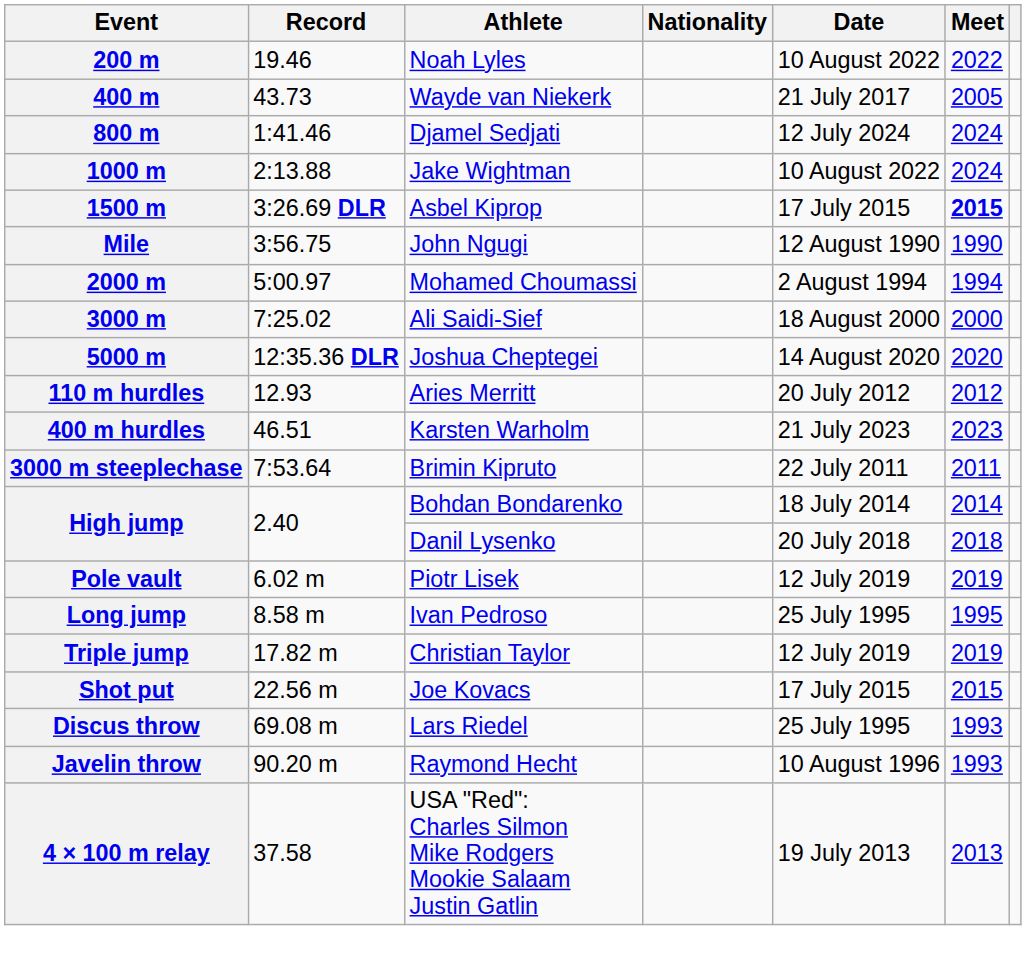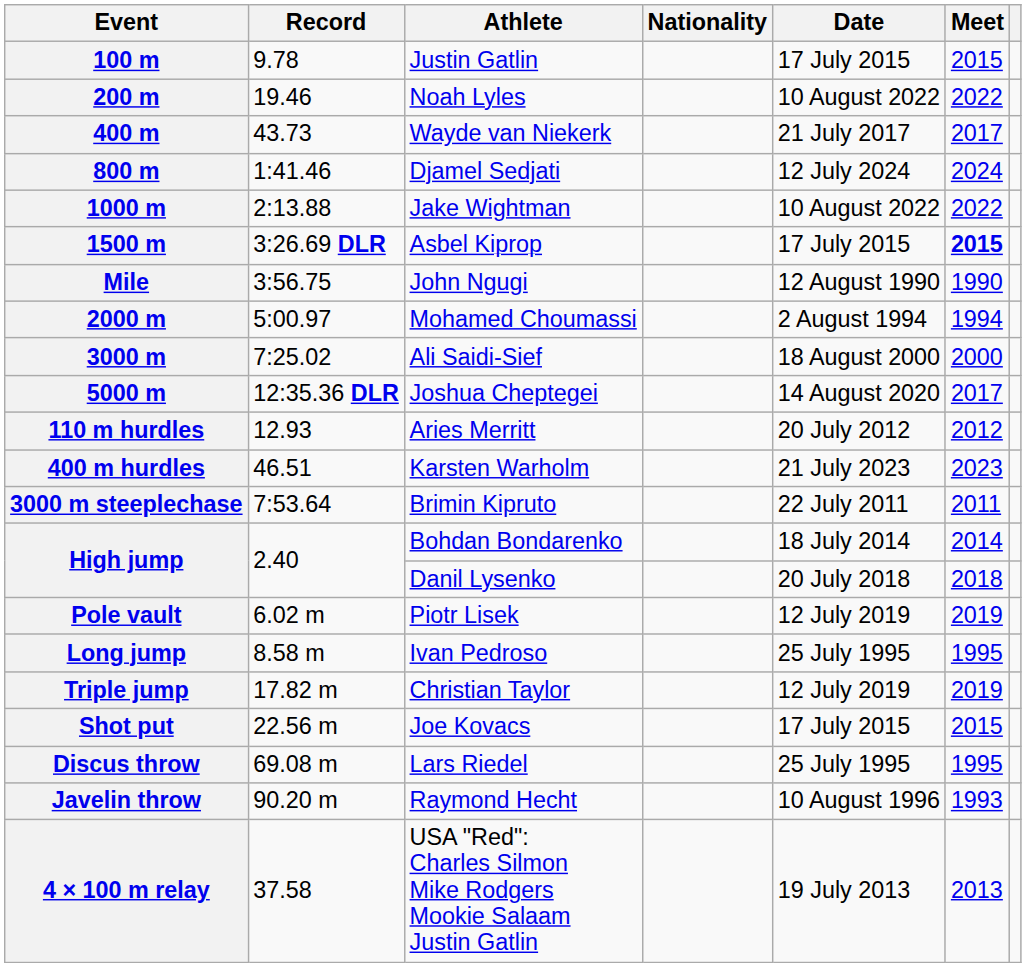+ row: (126, 60)
(977, 97) 2005 -> (977, 134) 2017
(977, 171) 2024 -> (977, 208) 2022
(977, 356) 2020 -> (977, 393) 2017
(977, 726) 1993 -> (977, 763) 1995
